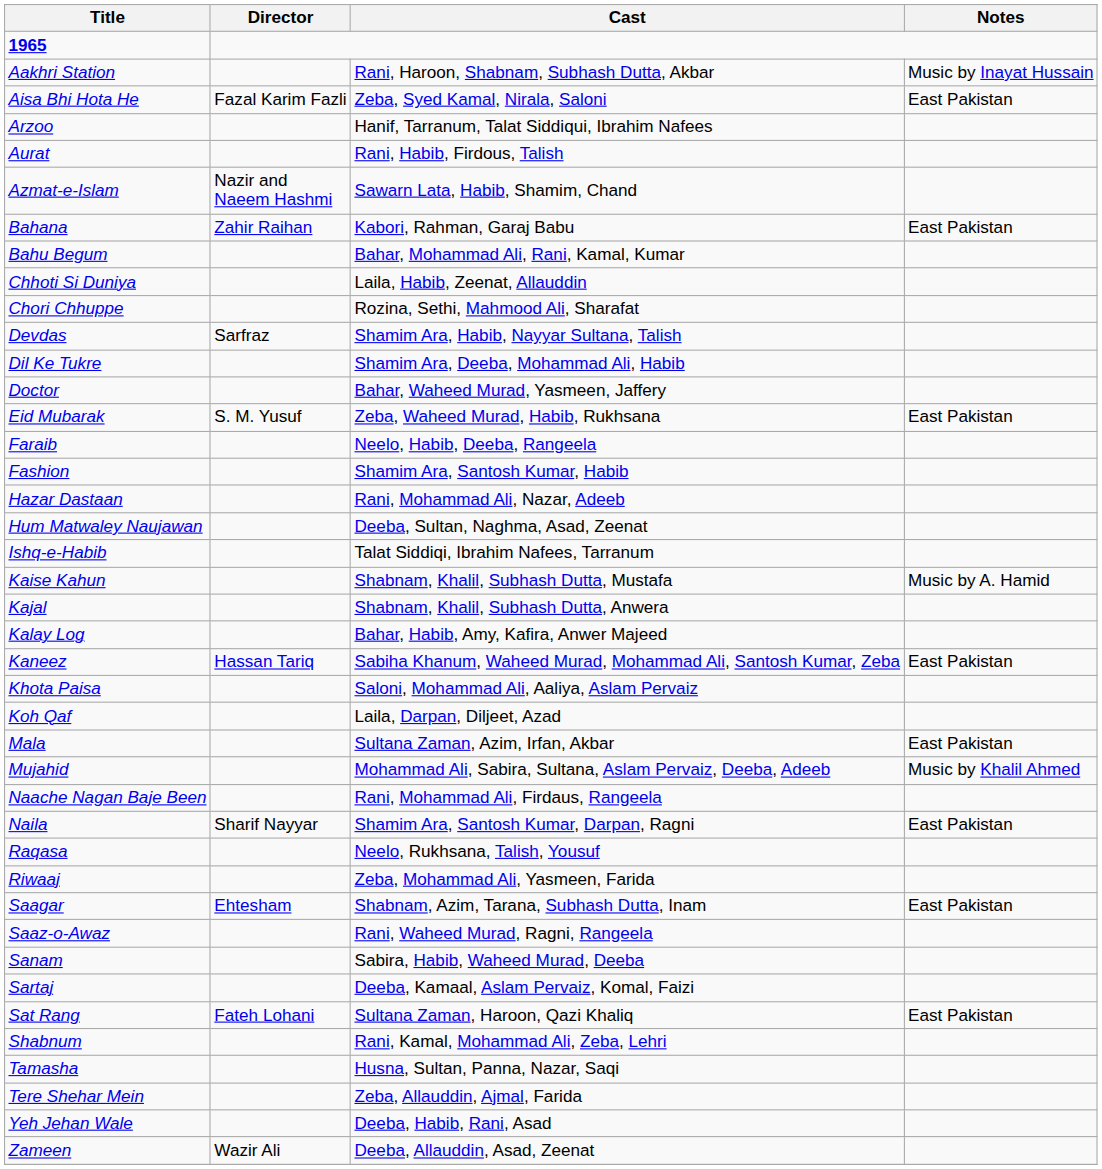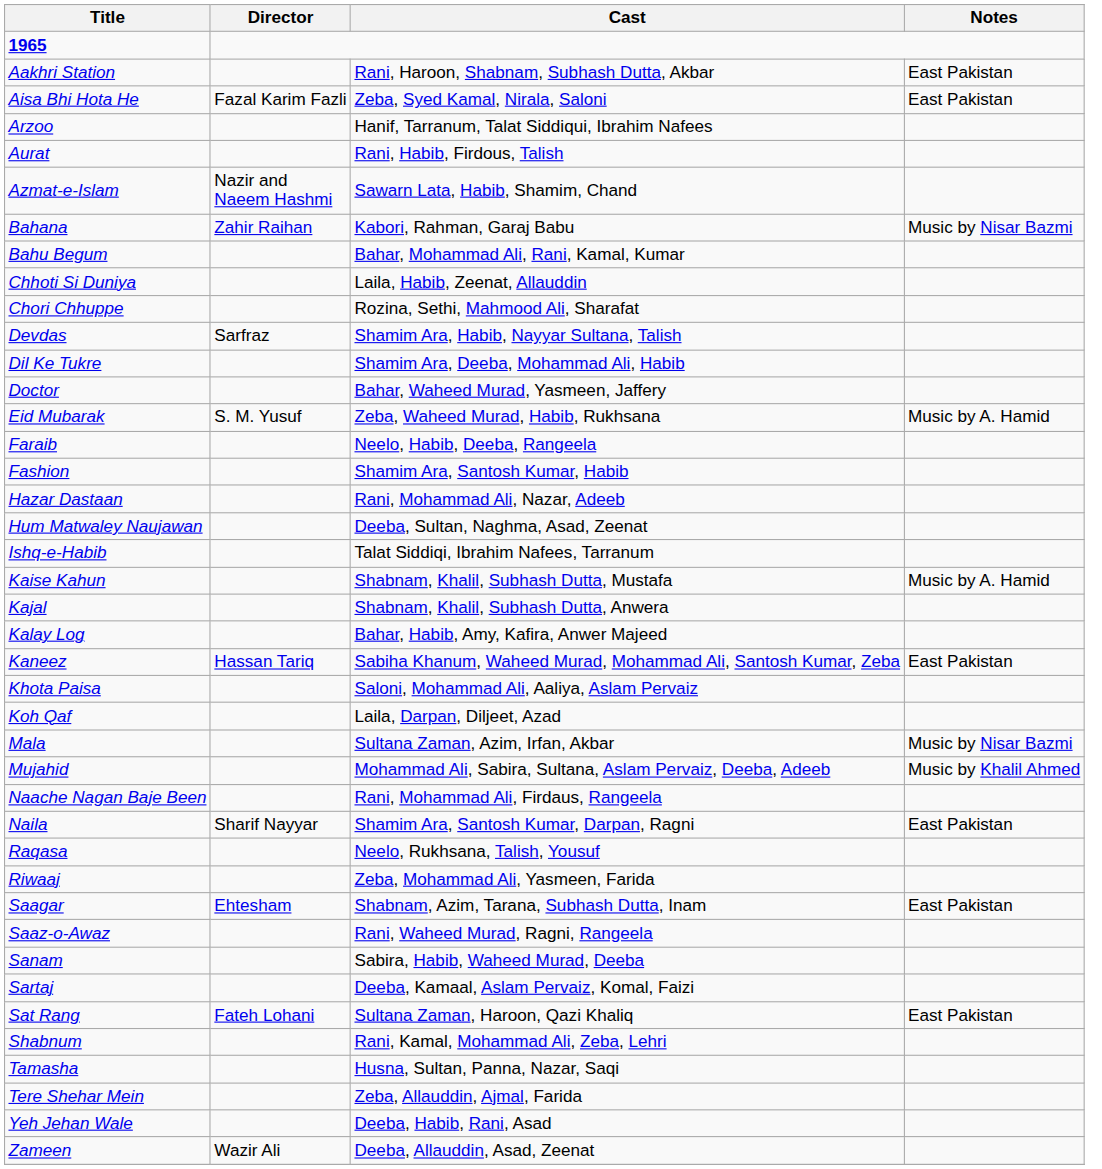(1001, 72) Music by Inayat Hussain -> (960, 72) East Pakistan
(960, 227) East Pakistan -> (990, 227) Music by Nisar Bazmi
(960, 417) East Pakistan -> (979, 417) Music by A. Hamid
(960, 743) East Pakistan -> (990, 743) Music by Nisar Bazmi
